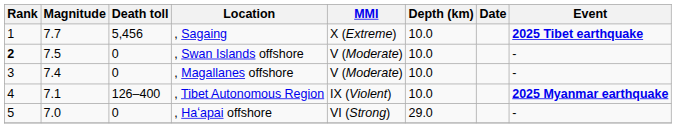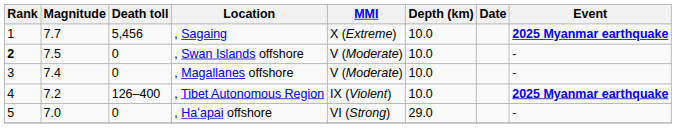(578, 34) 2025 Tibet earthquake -> (590, 34) 2025 Myanmar earthquake
(52, 93) 7.1 -> (52, 93) 7.2
